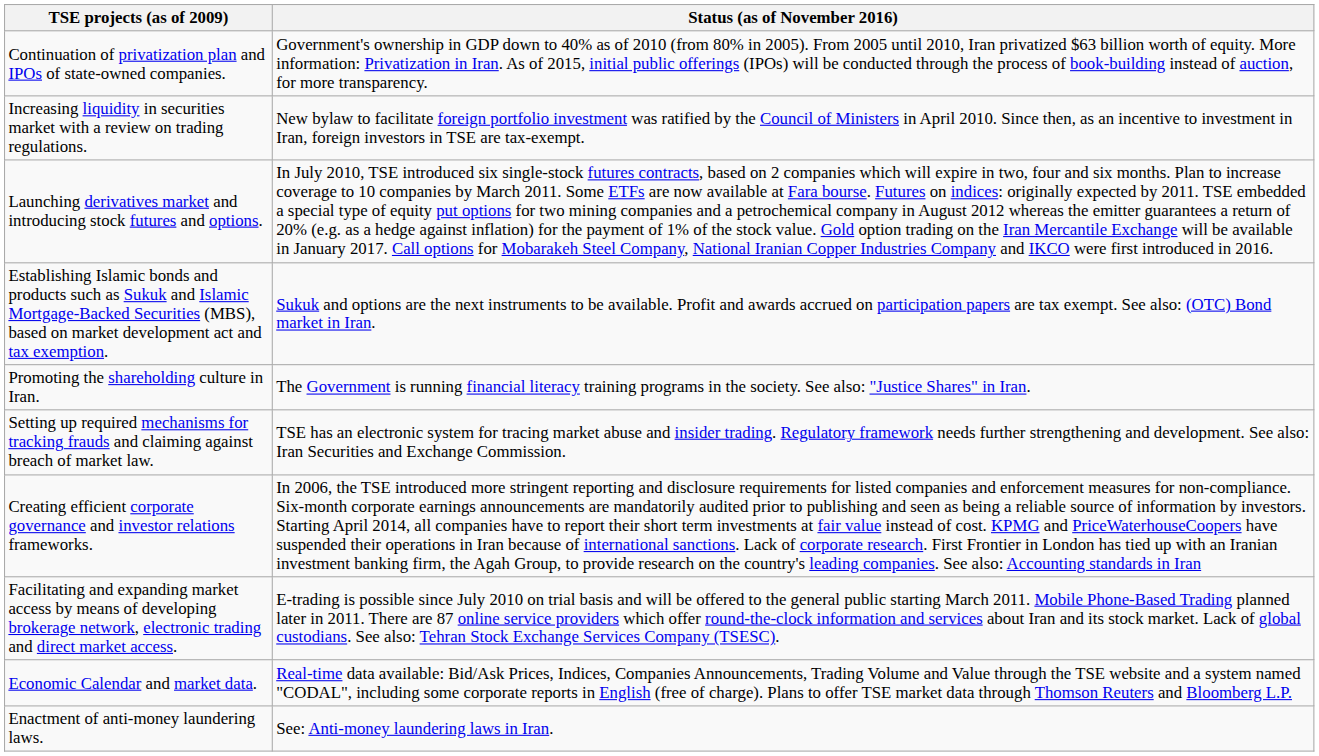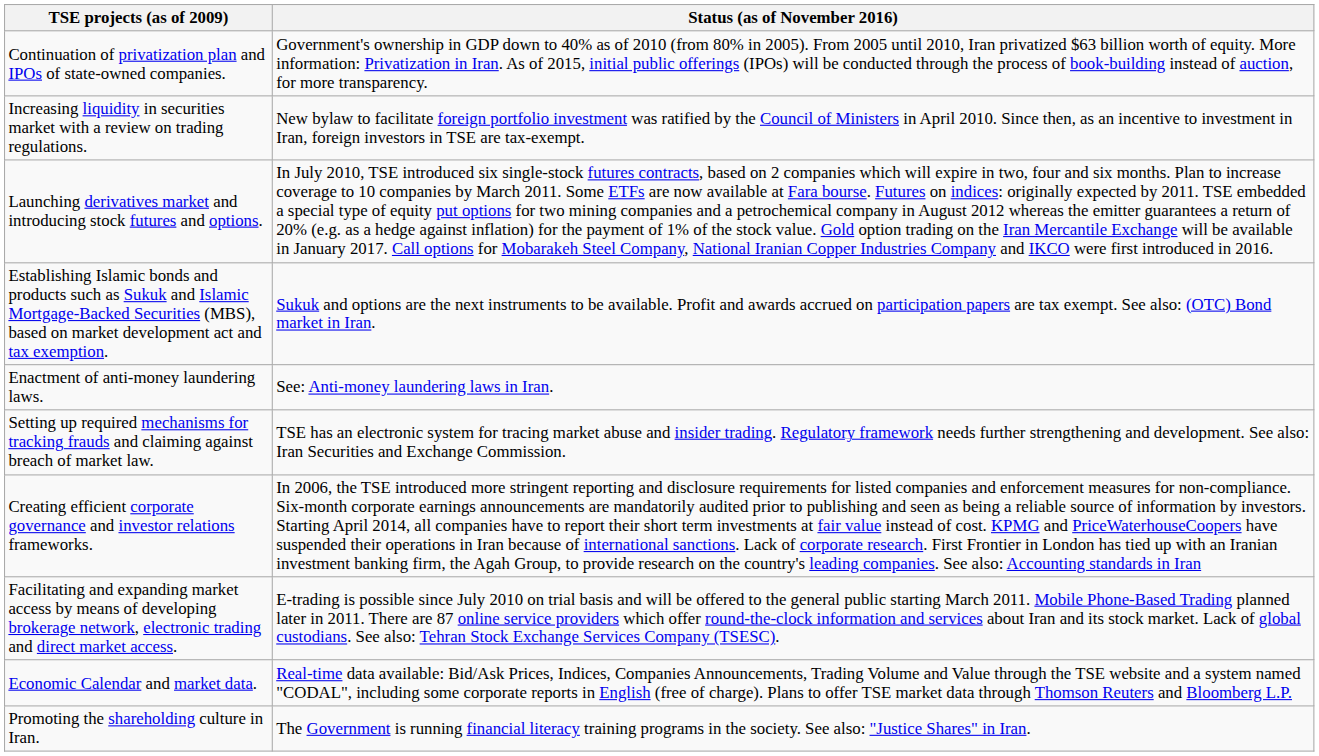rows swapped: (132, 728) <-> (136, 387)
